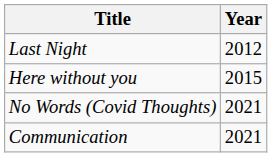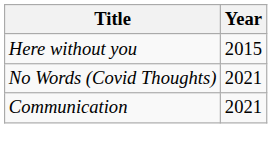- row: (48, 48)
